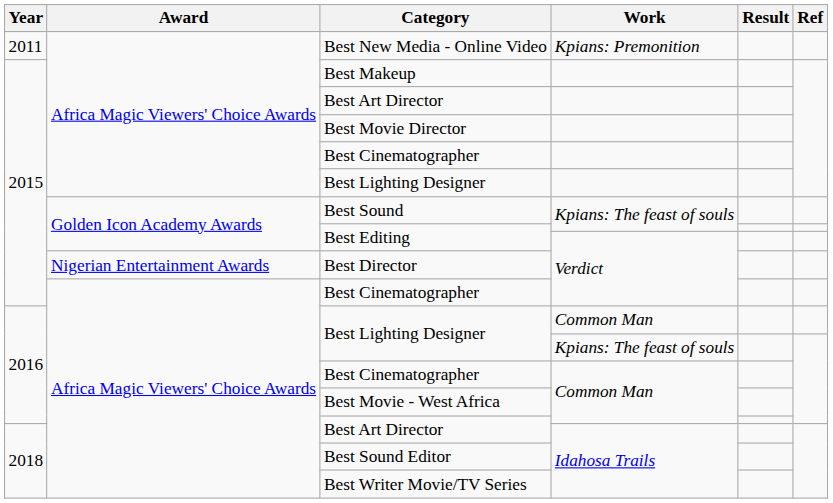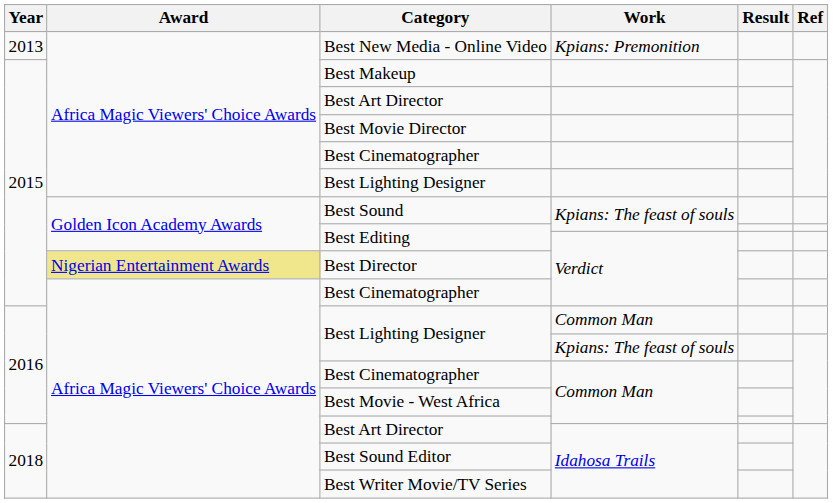(25, 45) 2011 -> (26, 45) 2013
(160, 264) no background -> (160, 264) khaki background
